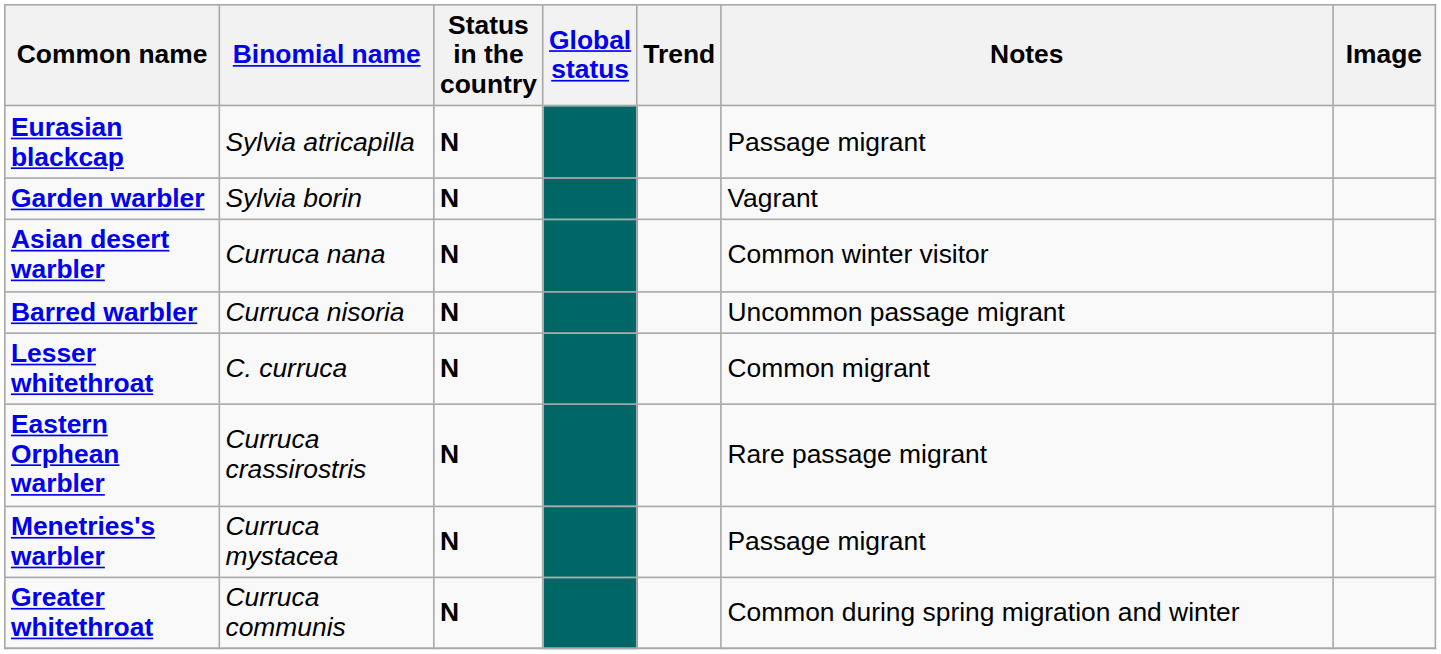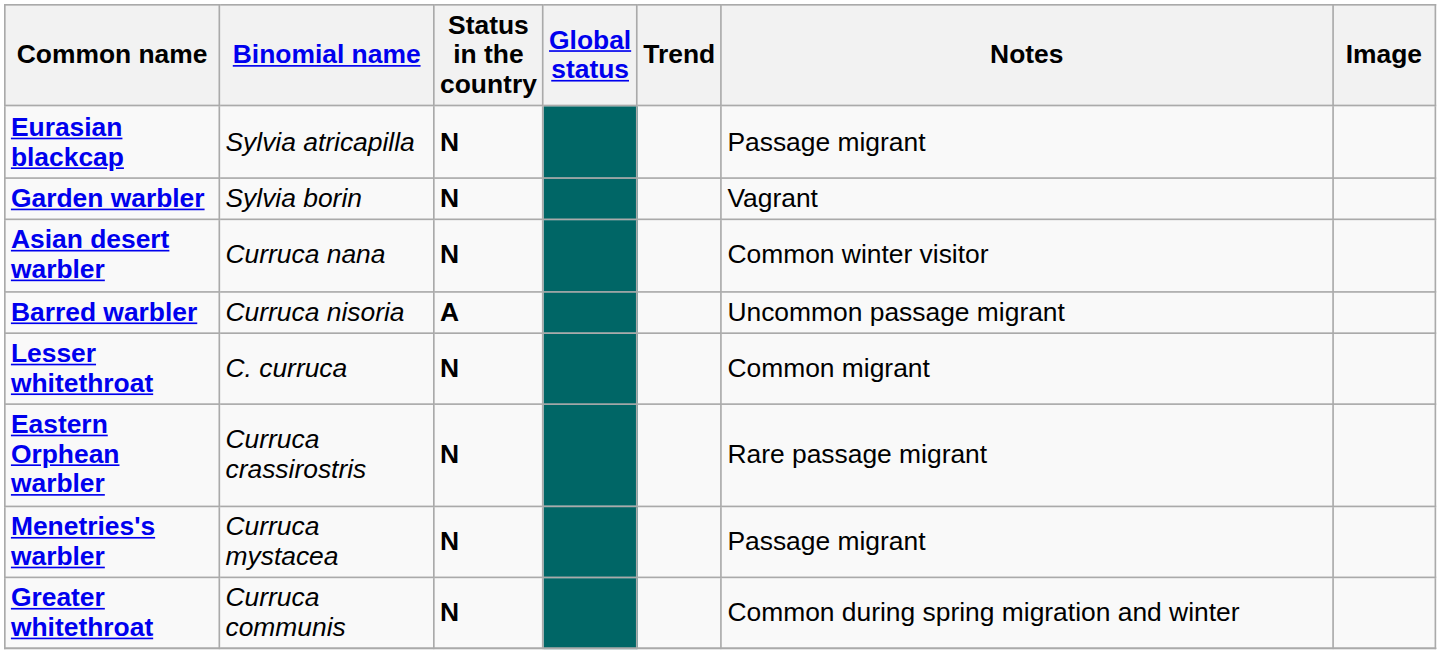(450, 311) N -> (450, 311) A
